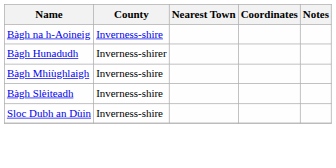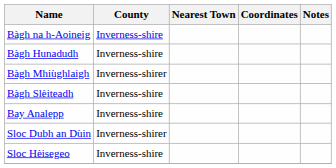(131, 54) Inverness-shirer -> (130, 54) Inverness-shire
(130, 73) Inverness-shire -> (131, 73) Inverness-shirer
+ row: (35, 113)
(130, 113) Inverness-shire -> (131, 133) Inverness-shirer
+ row: (38, 153)
